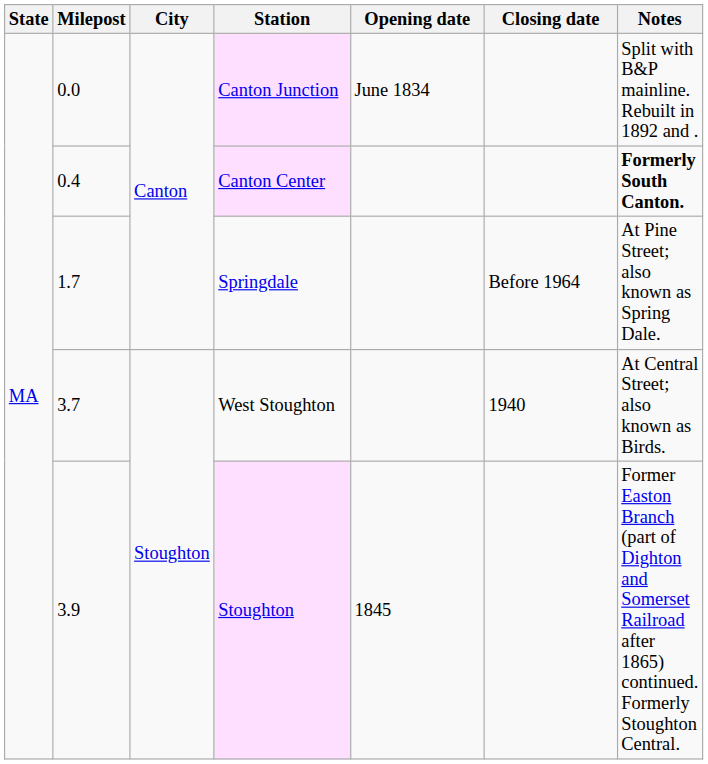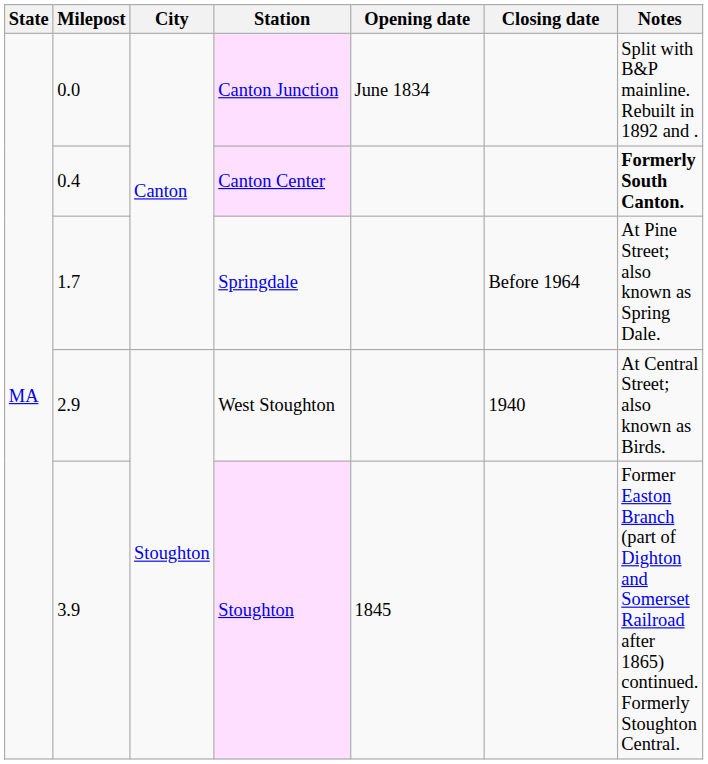(69, 404) 3.7 -> (69, 404) 2.9
